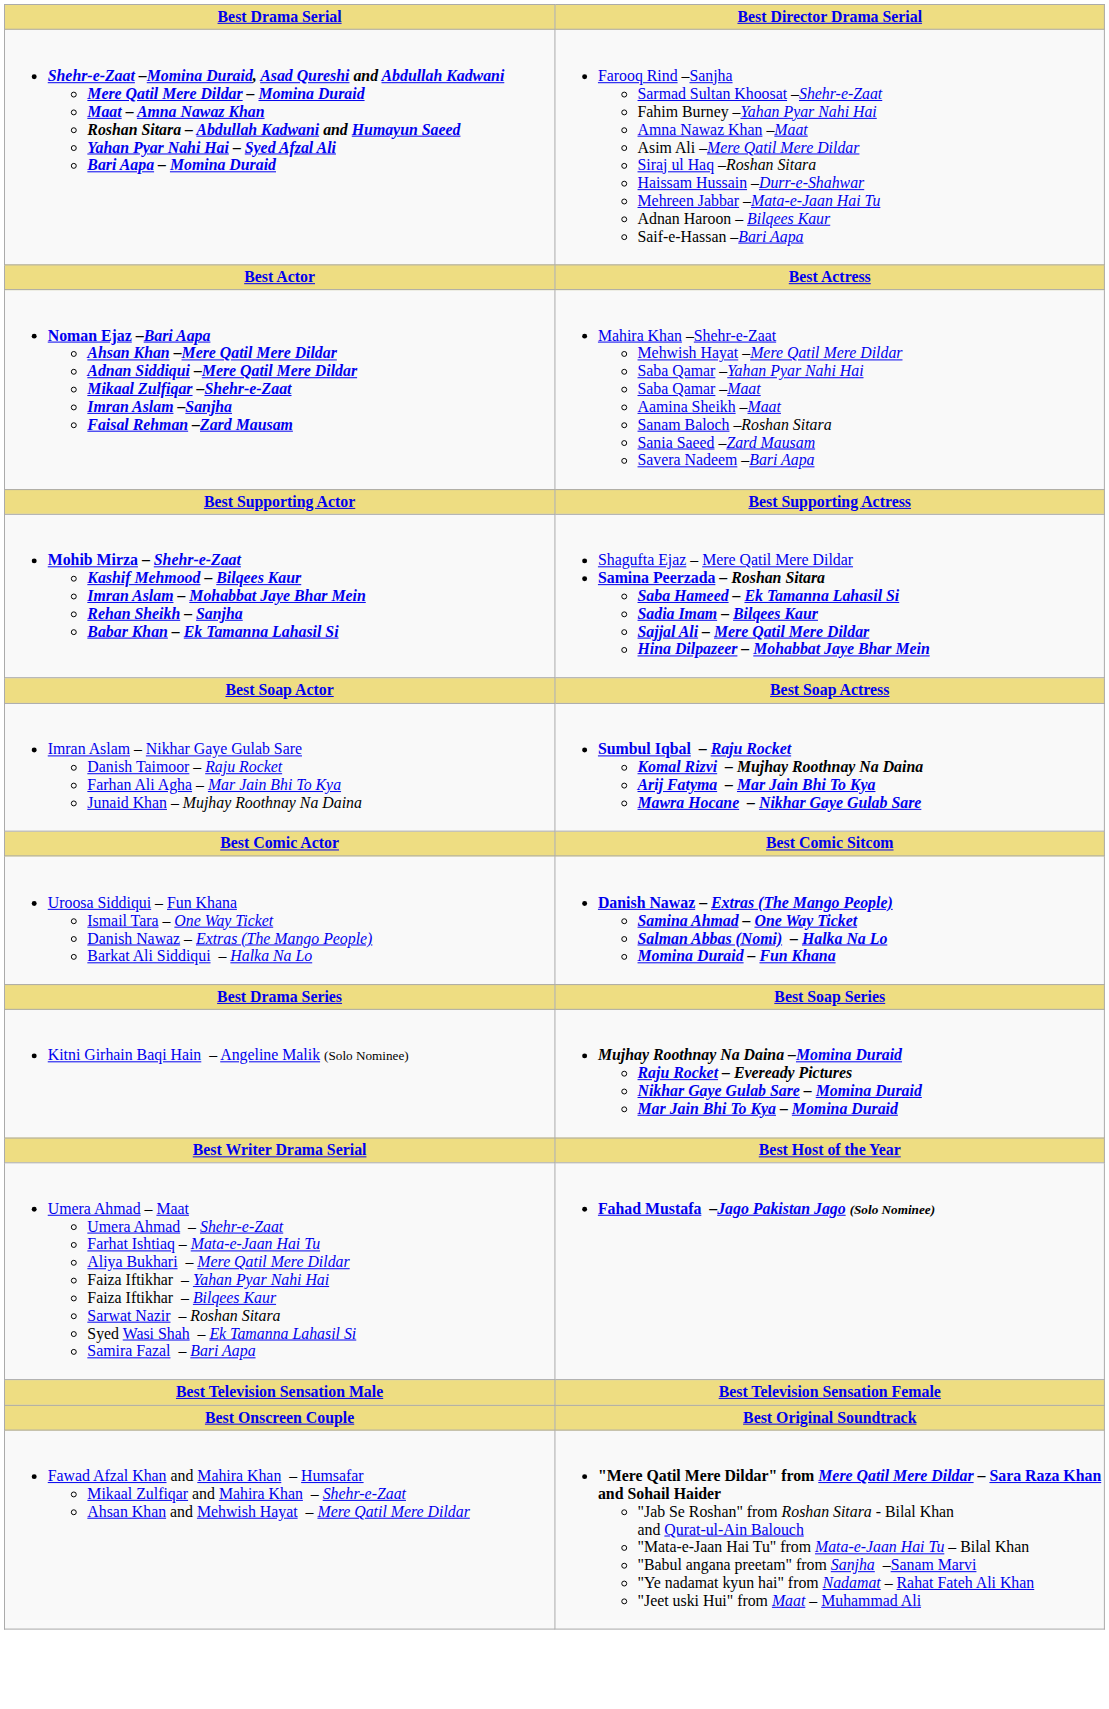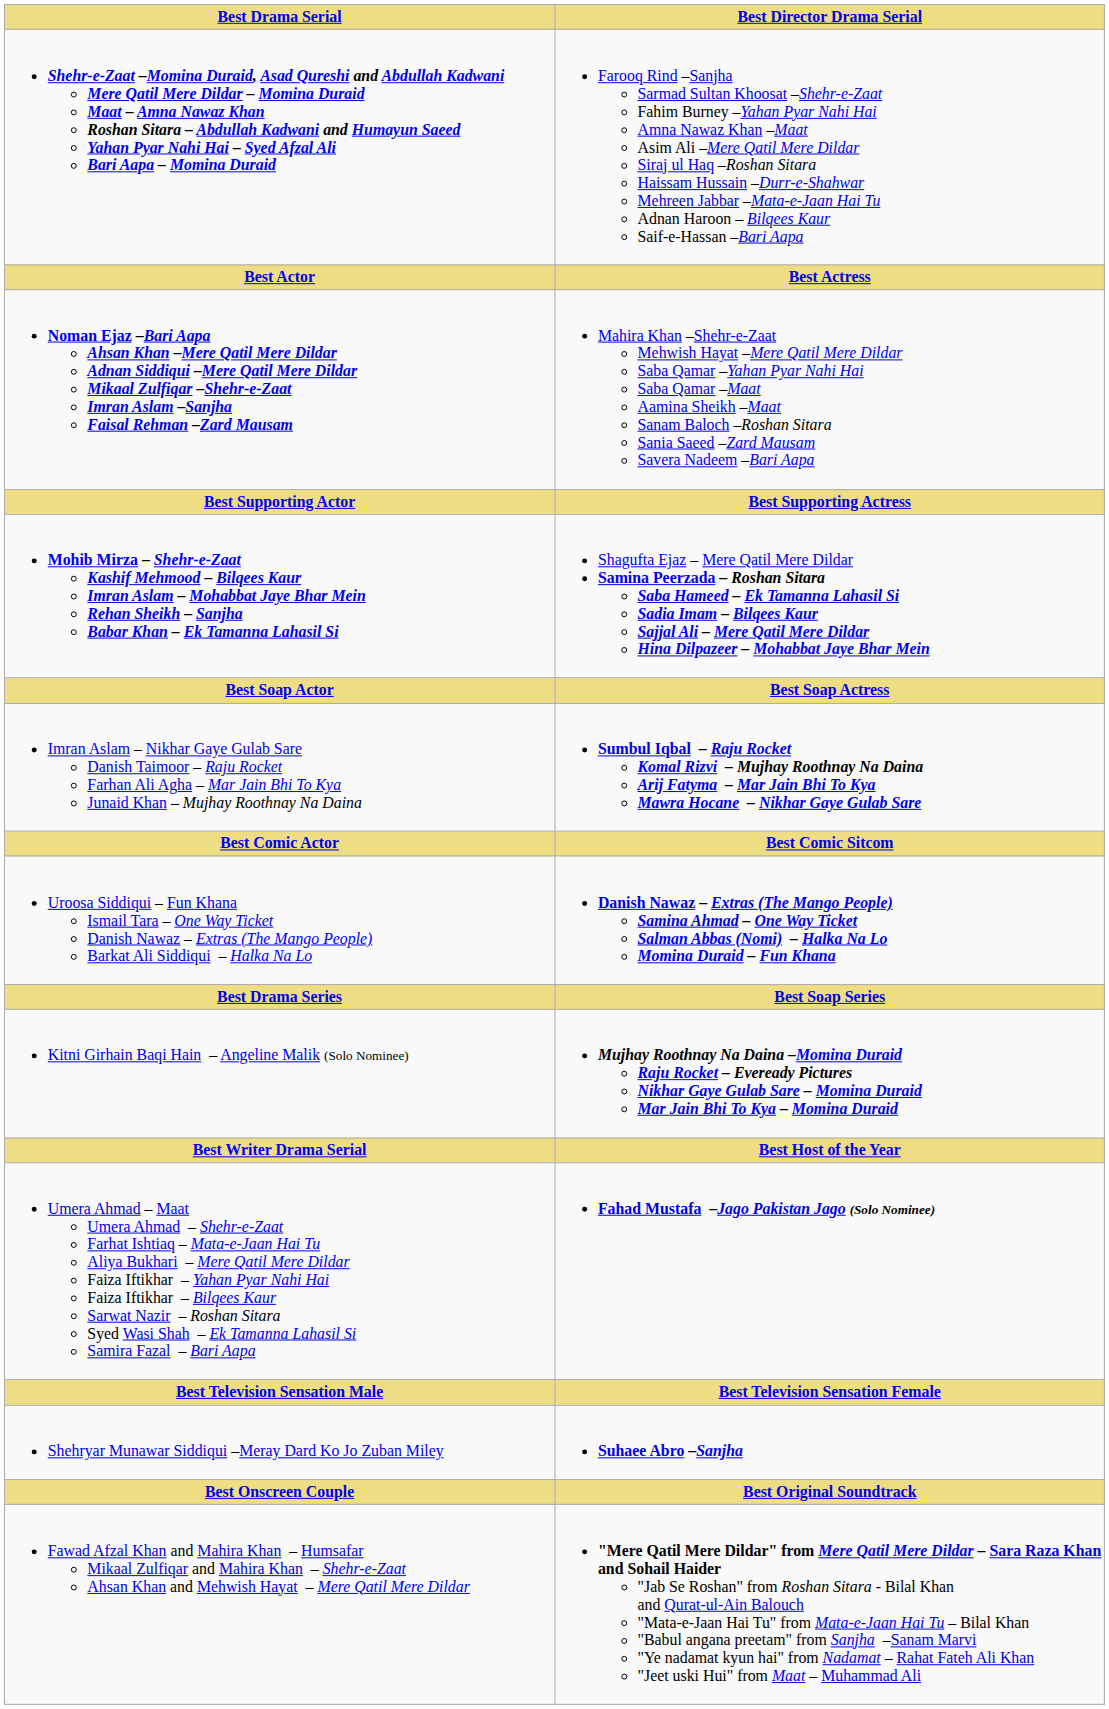+ row: (280, 1451)
